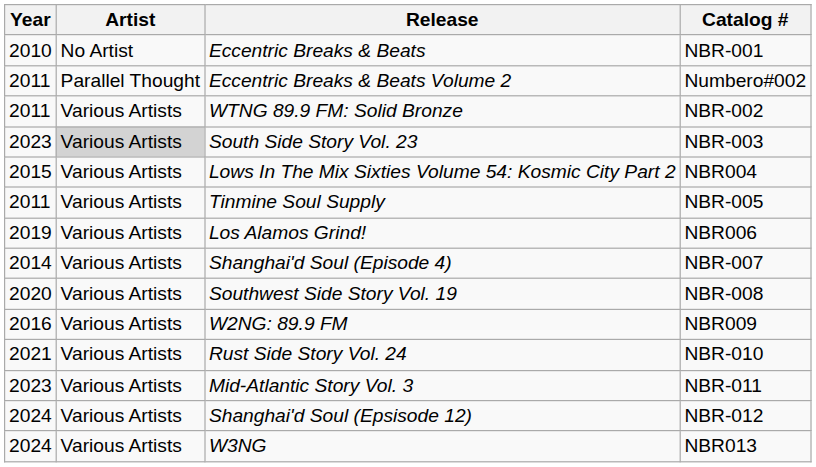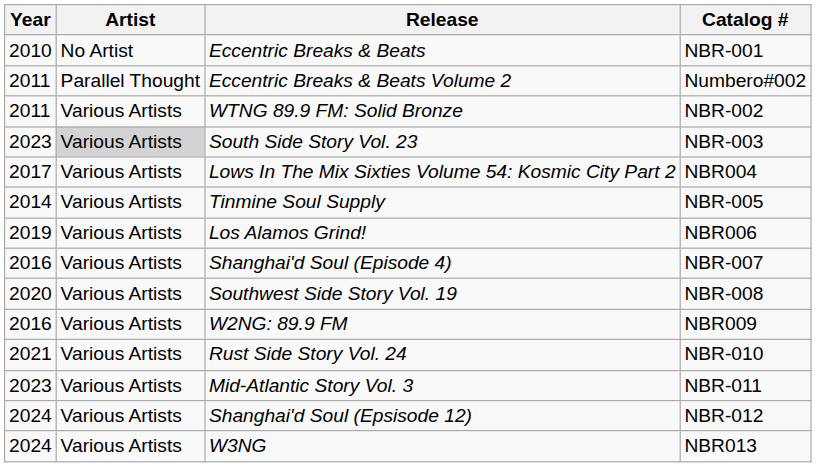(30, 171) 2015 -> (30, 171) 2017
(30, 202) 2011 -> (30, 202) 2014
(30, 263) 2014 -> (30, 263) 2016
